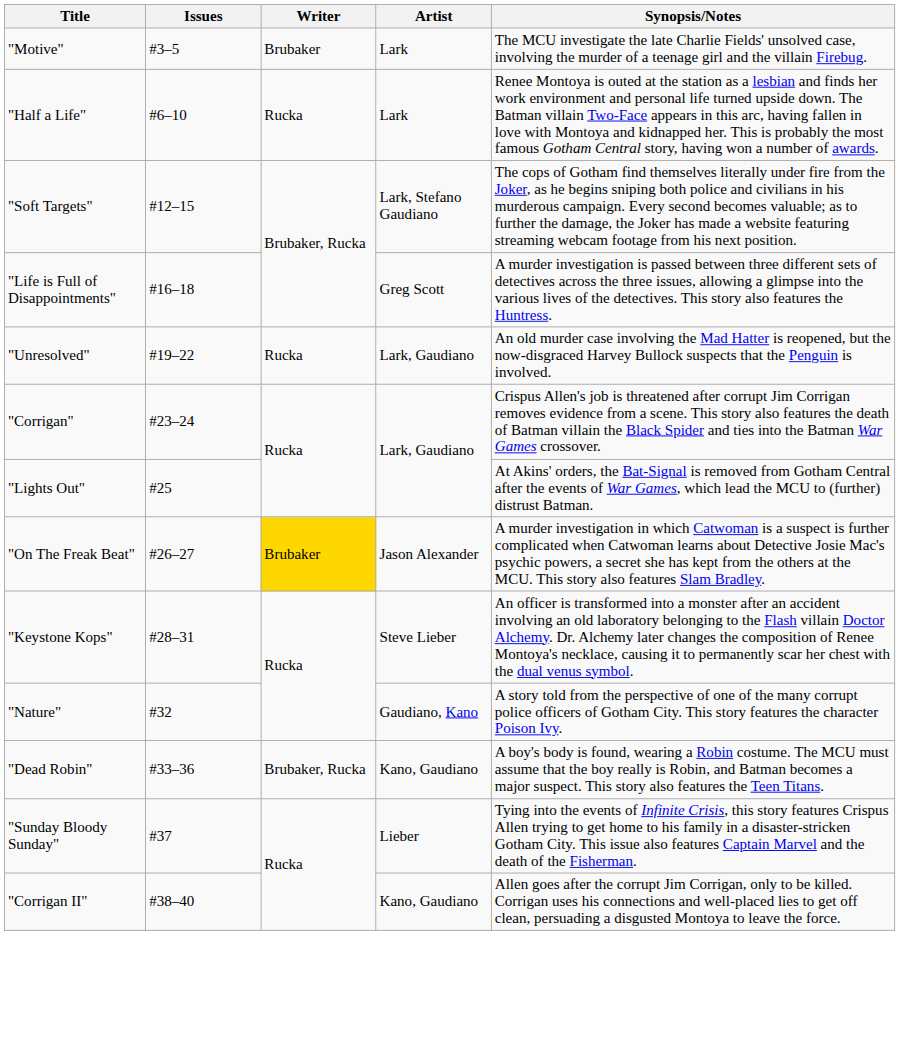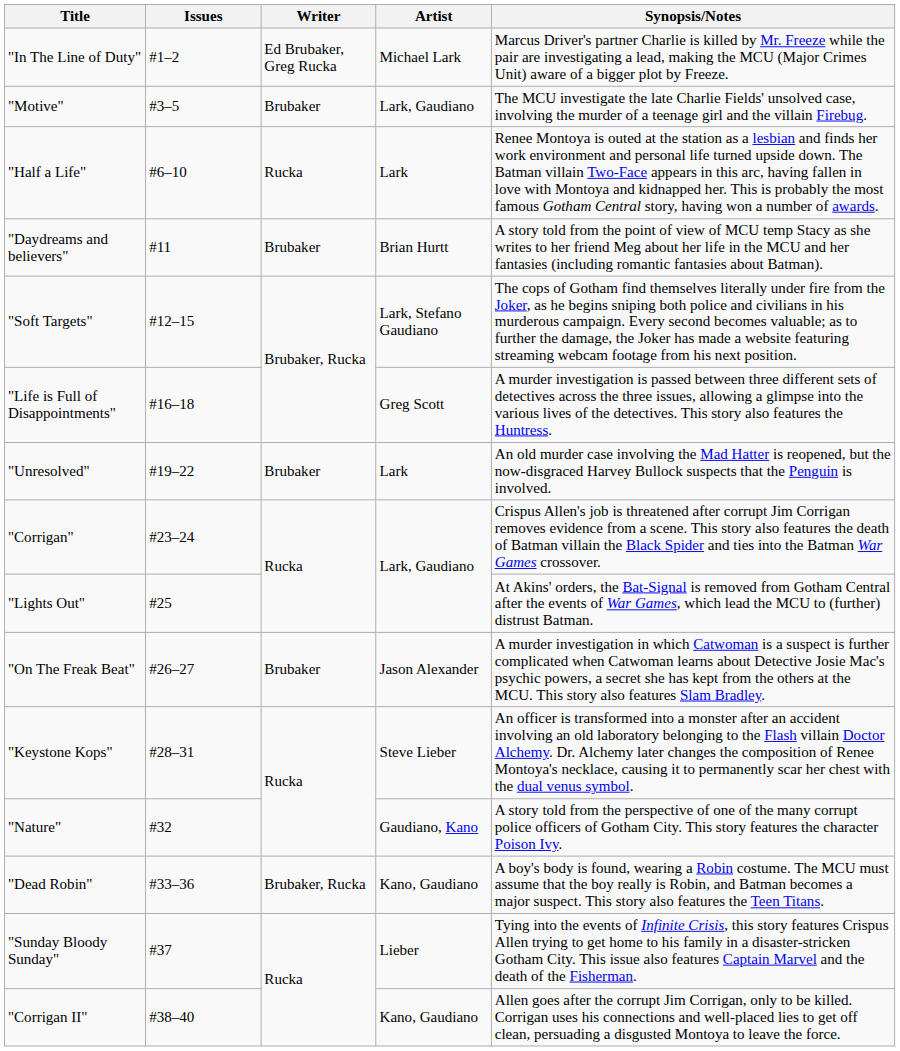+ row: (75, 57)
(394, 48) Lark -> (427, 106) Lark, Gaudiano
+ row: (58, 247)
(284, 355) Rucka -> (292, 471) Brubaker
(427, 355) Lark, Gaudiano -> (394, 471) Lark
(292, 554) gold background -> (292, 669) no background
